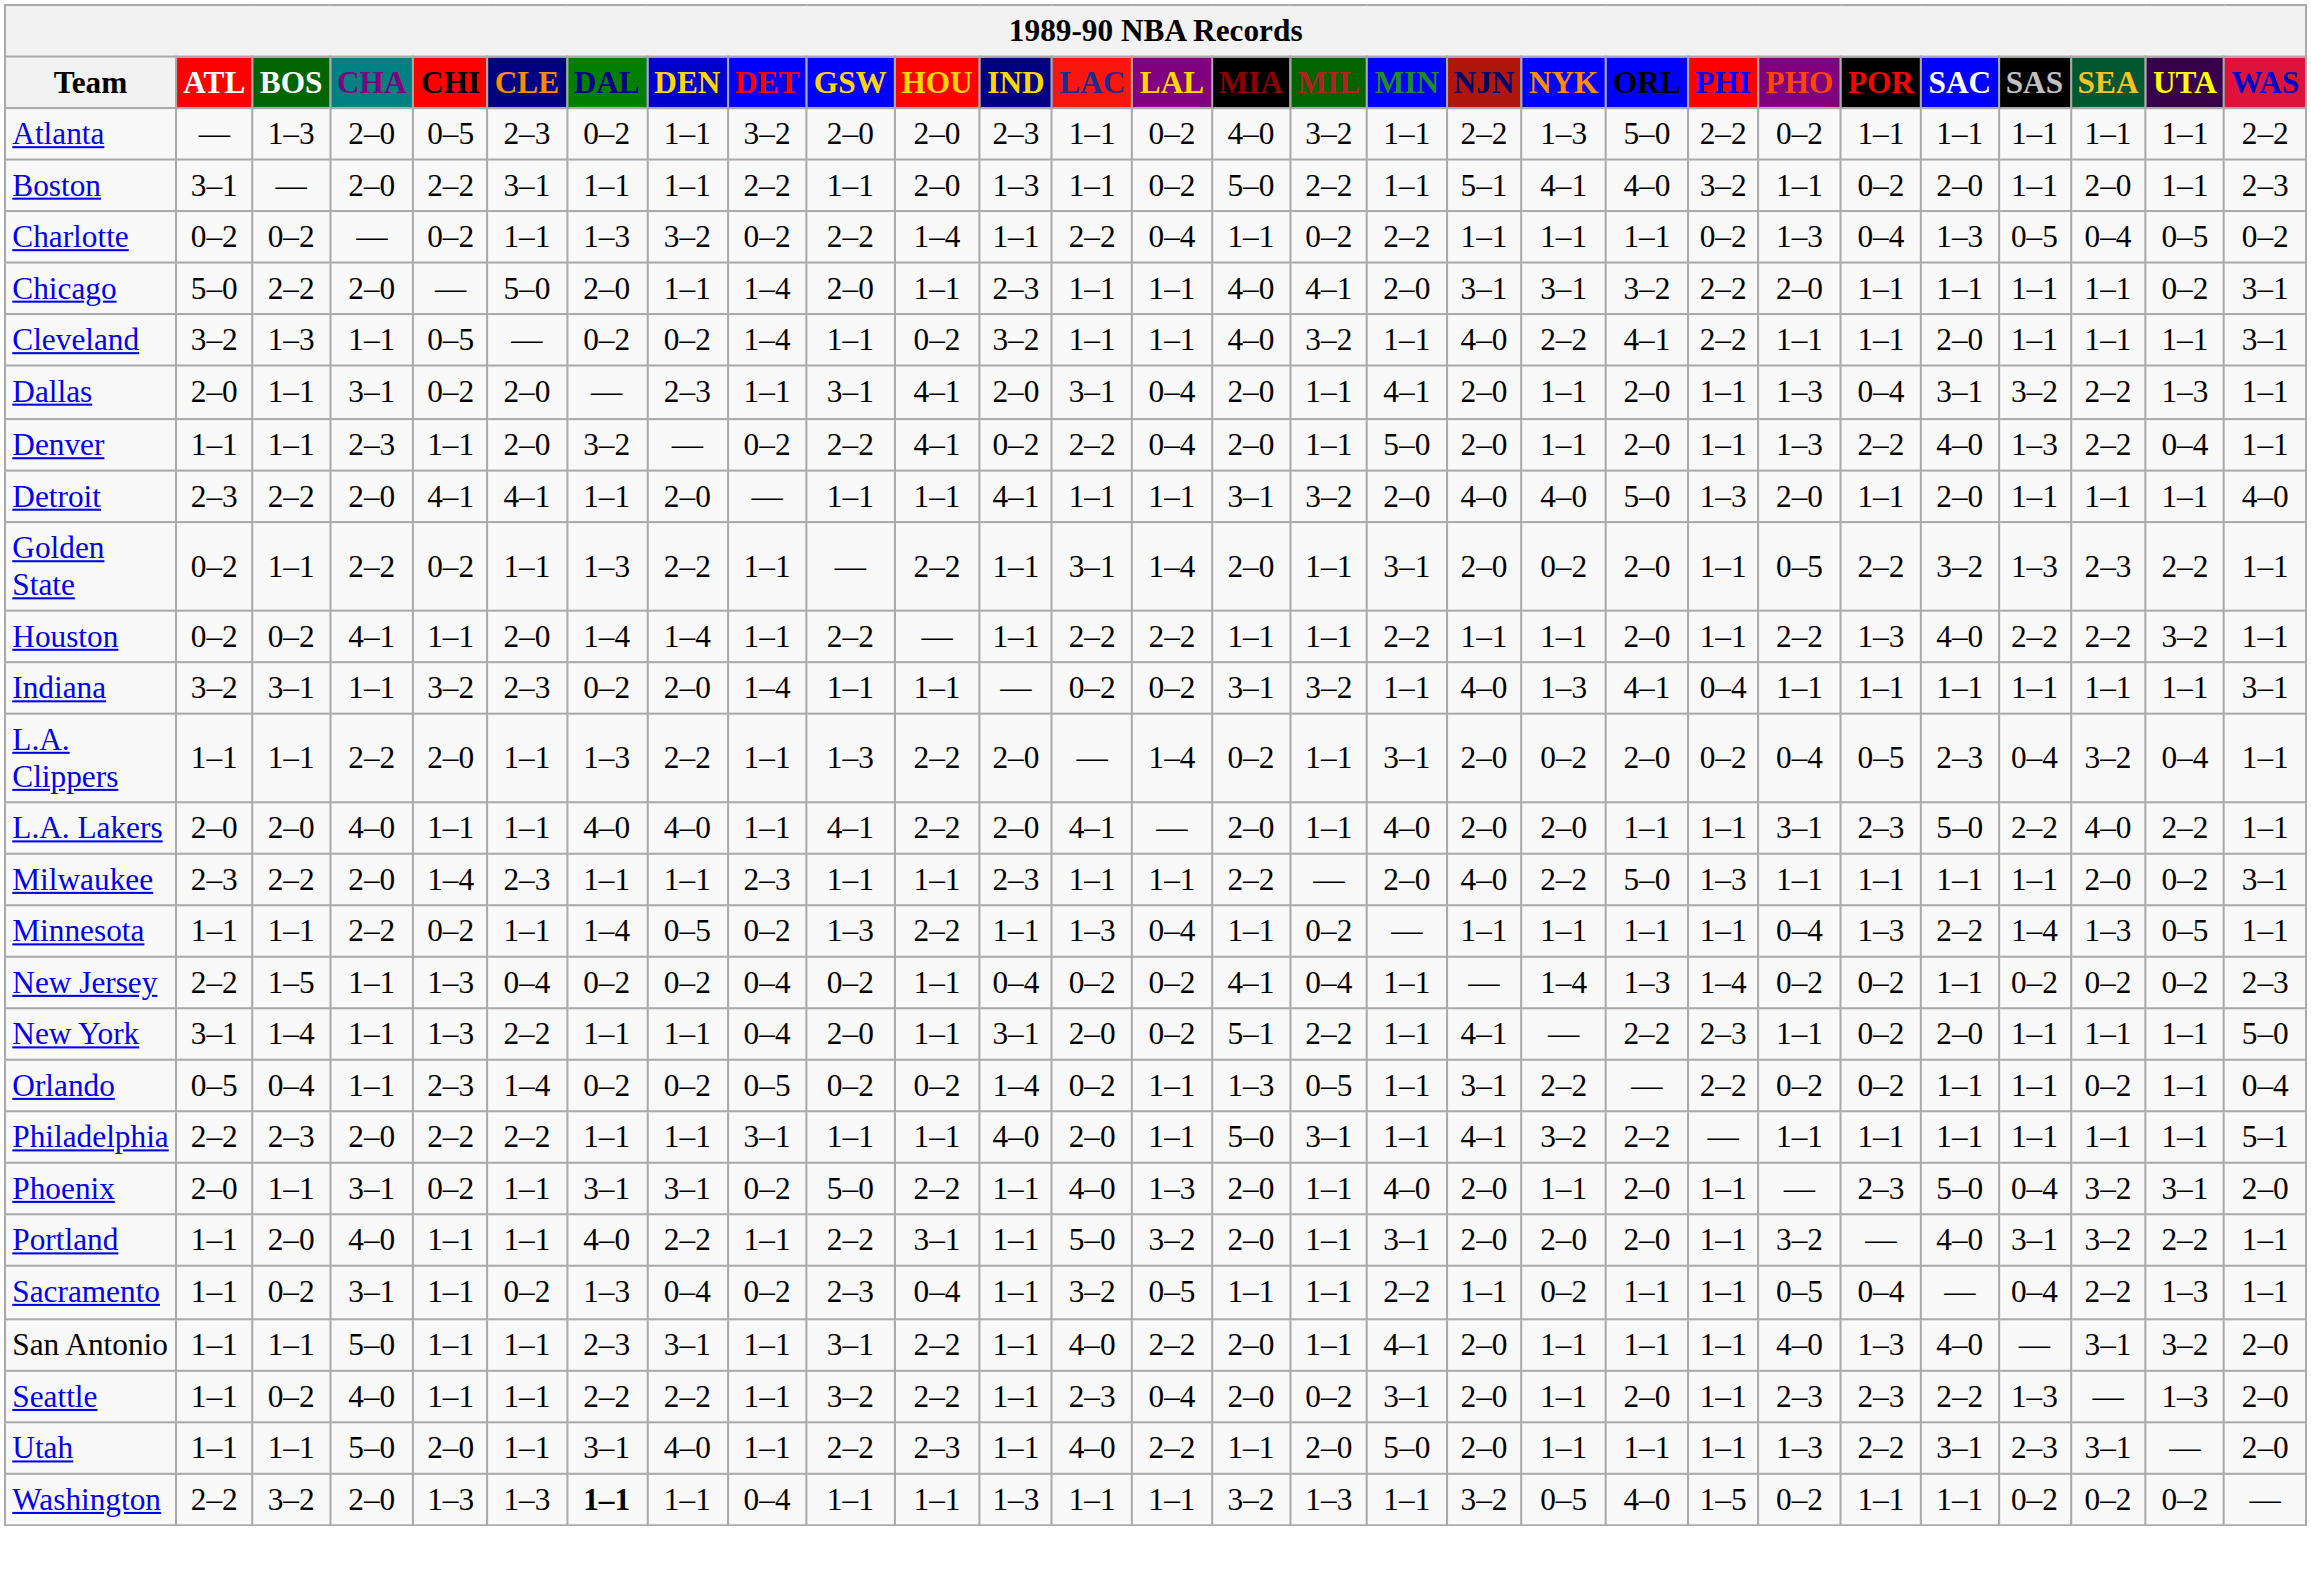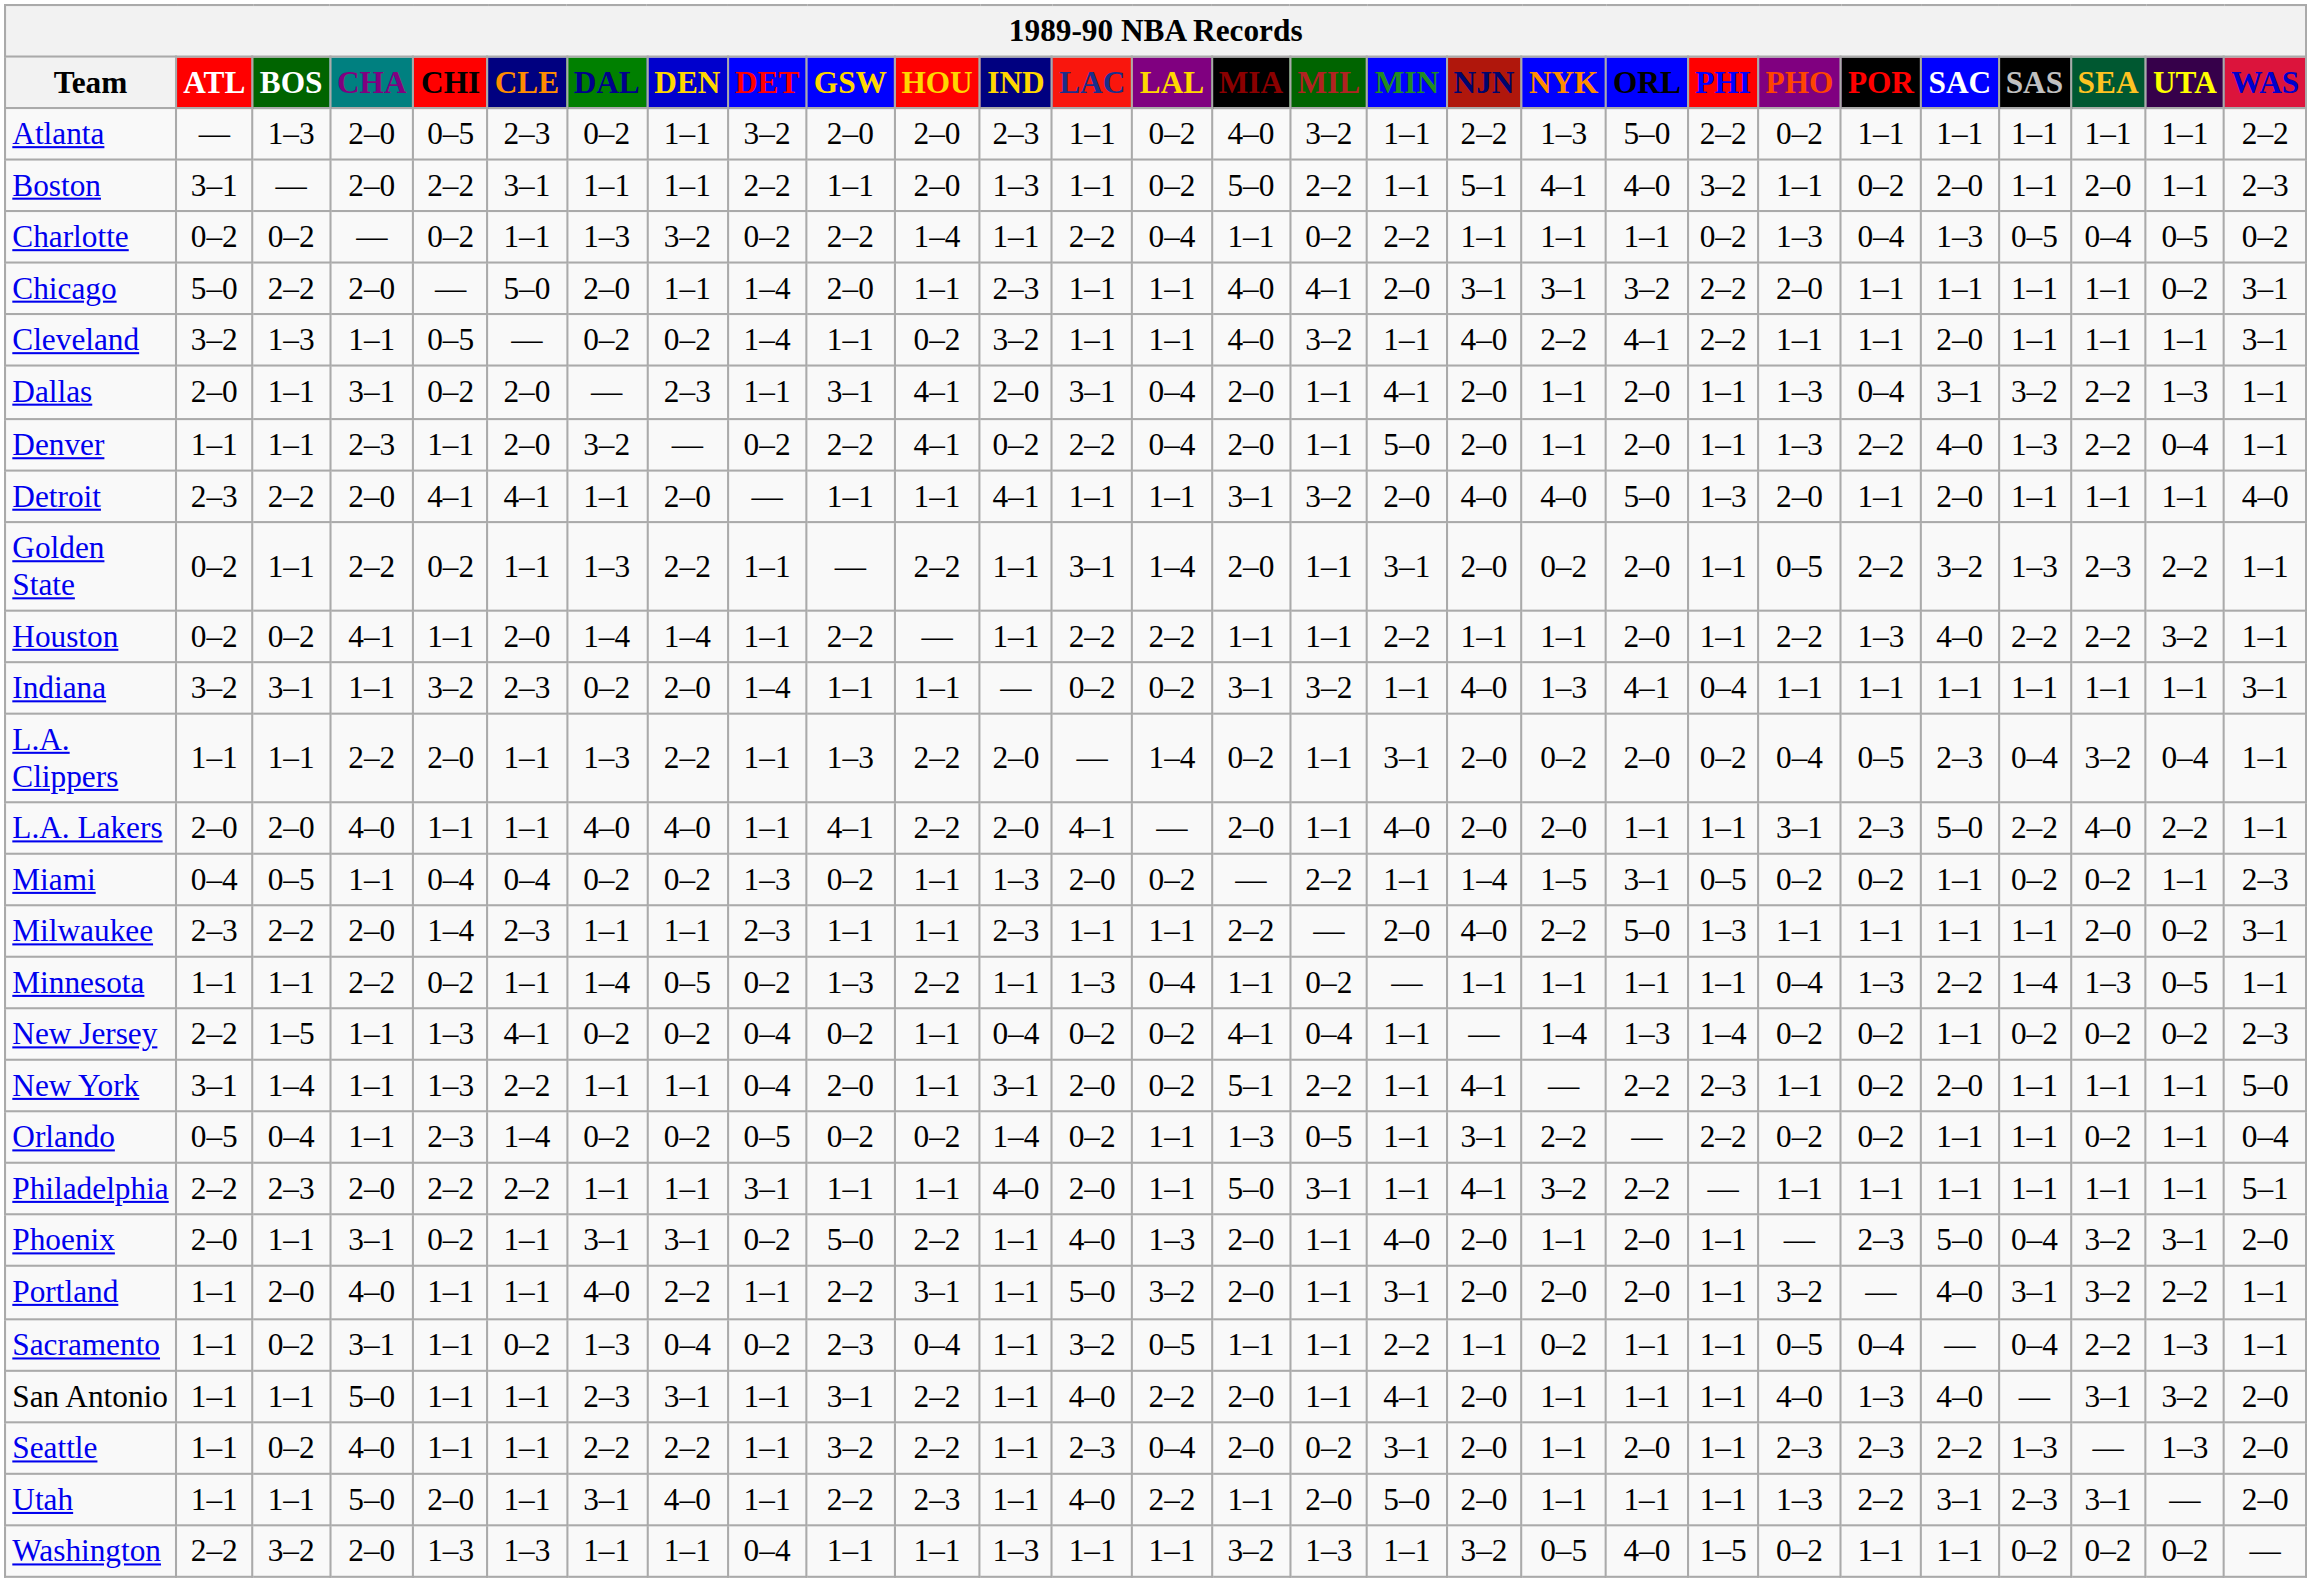+ row: (54, 879)
(527, 982) 0–4 -> (527, 1033) 4–1
(607, 1498) bold -> (607, 1550) normal
